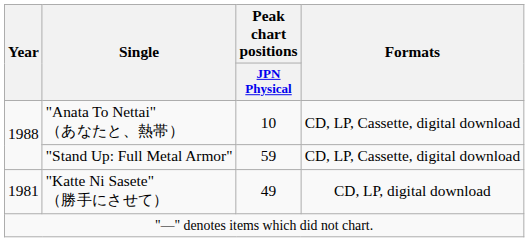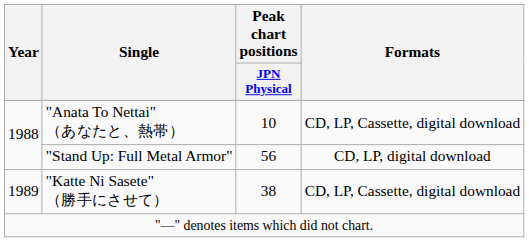(269, 157) 59 -> (269, 157) 56
(412, 157) CD, LP, Cassette, digital download -> (412, 157) CD, LP, digital download
(23, 191) 1981 -> (23, 191) 1989
(269, 191) 49 -> (269, 191) 38
(412, 191) CD, LP, digital download -> (412, 191) CD, LP, Cassette, digital download
